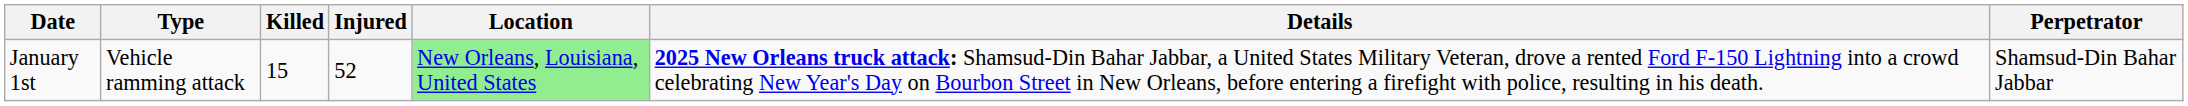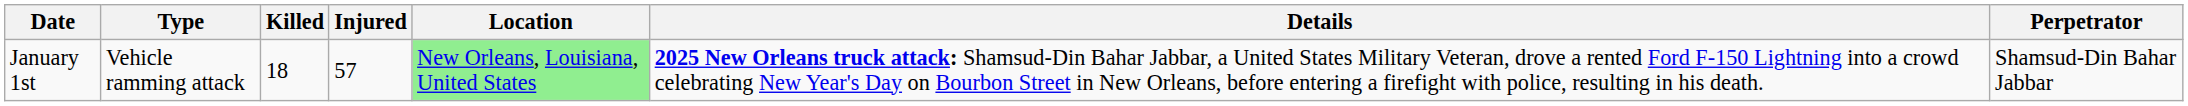(277, 69) 15 -> (277, 69) 18
(345, 69) 52 -> (345, 69) 57
